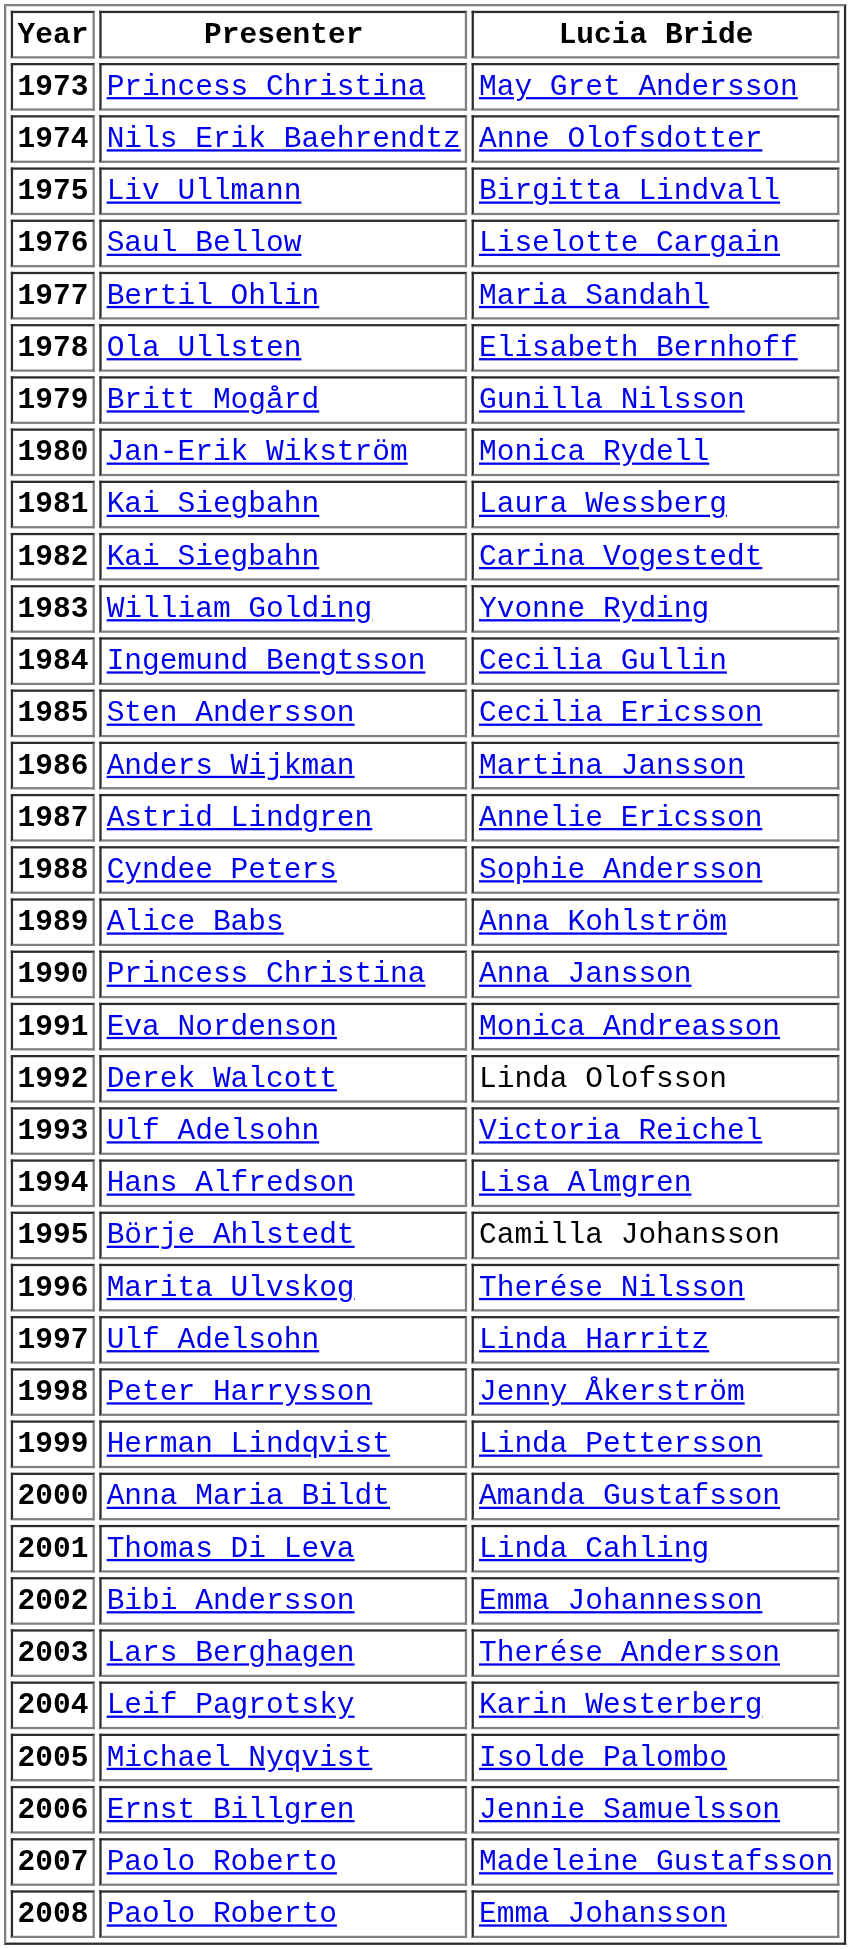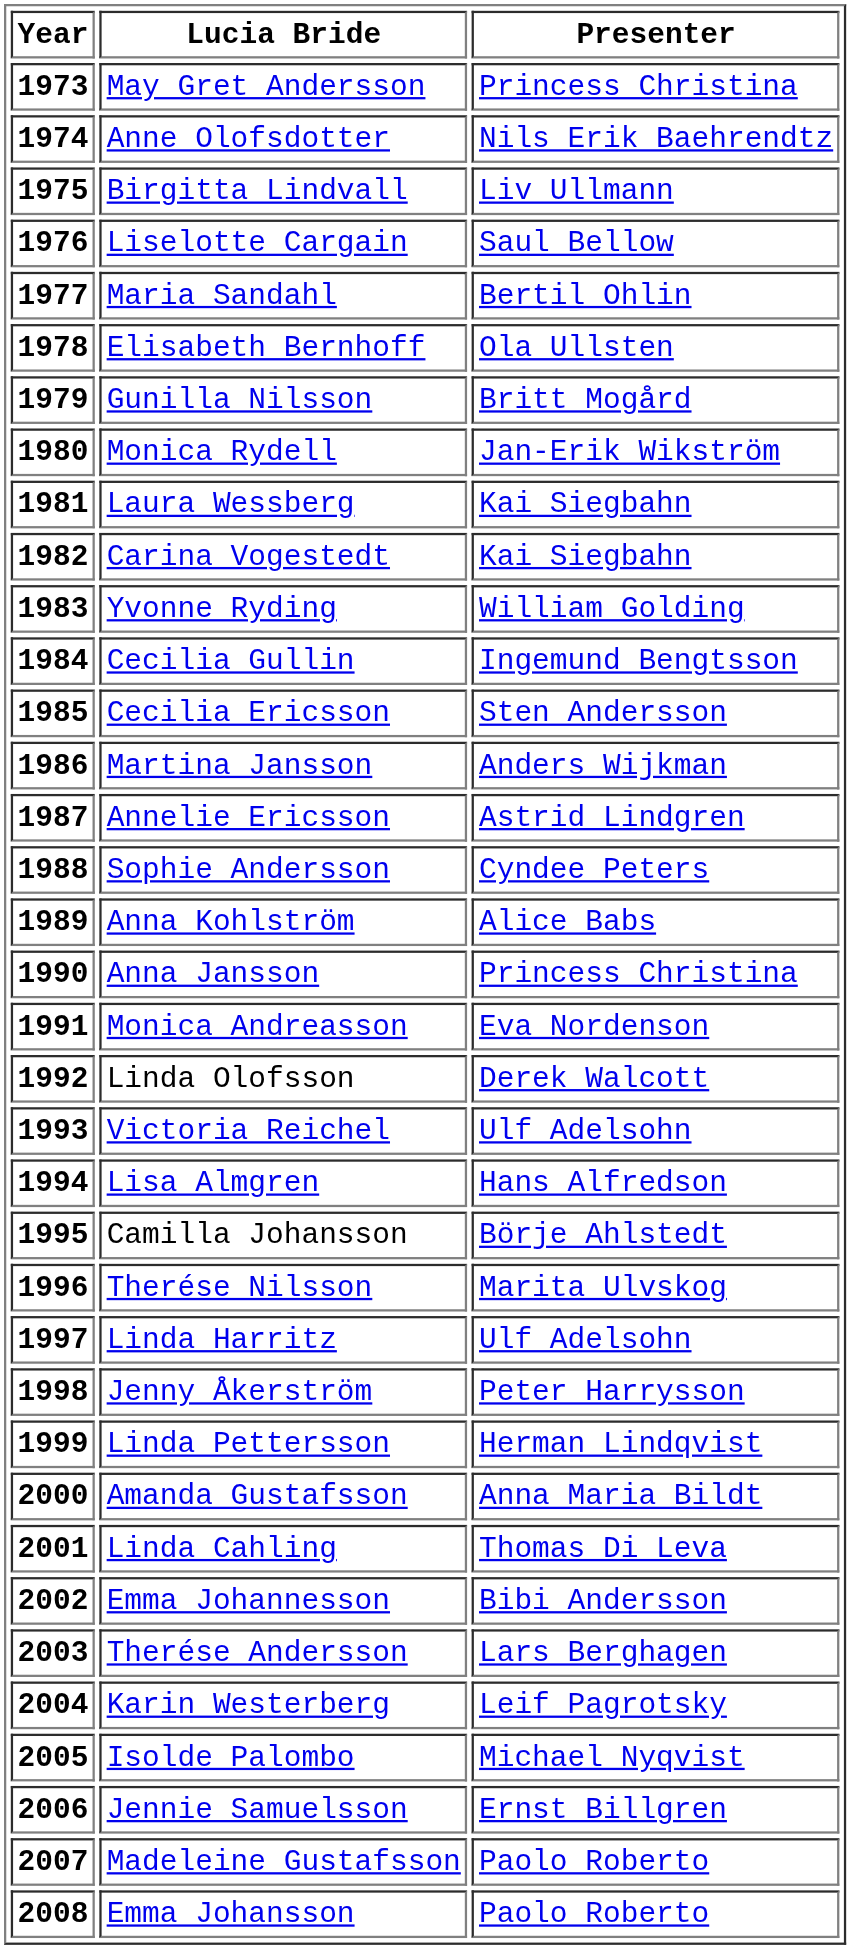columns swapped: (656, 35) <-> (284, 35)
